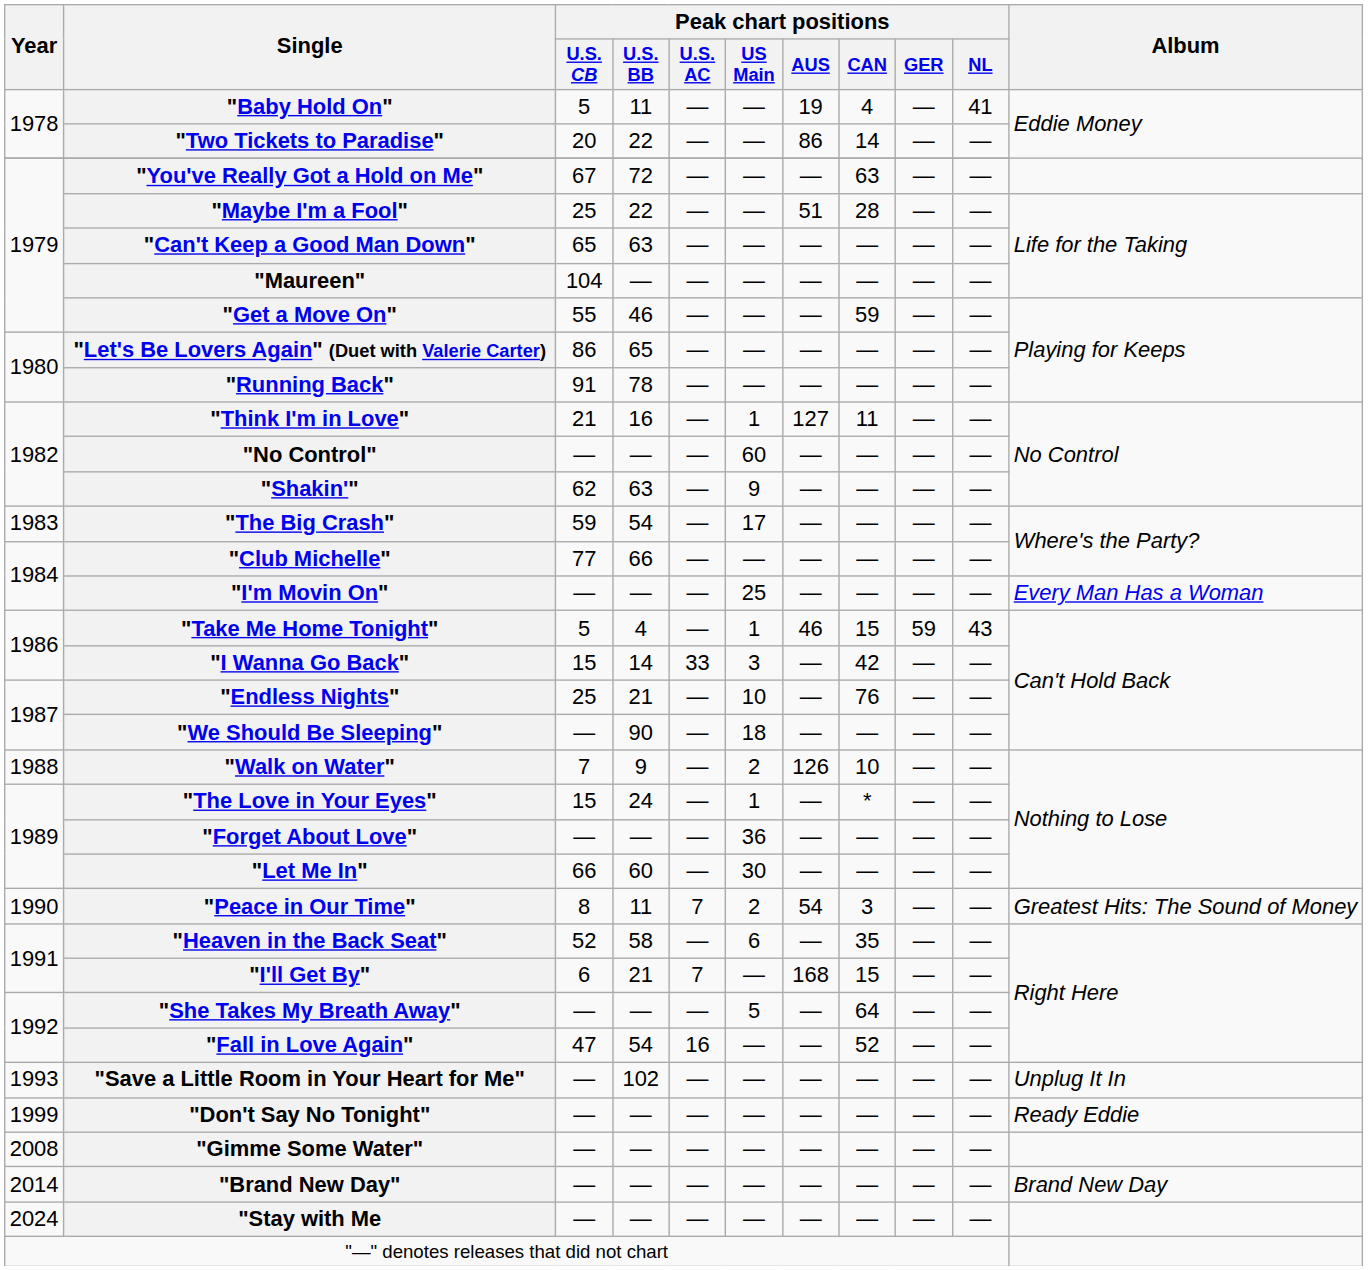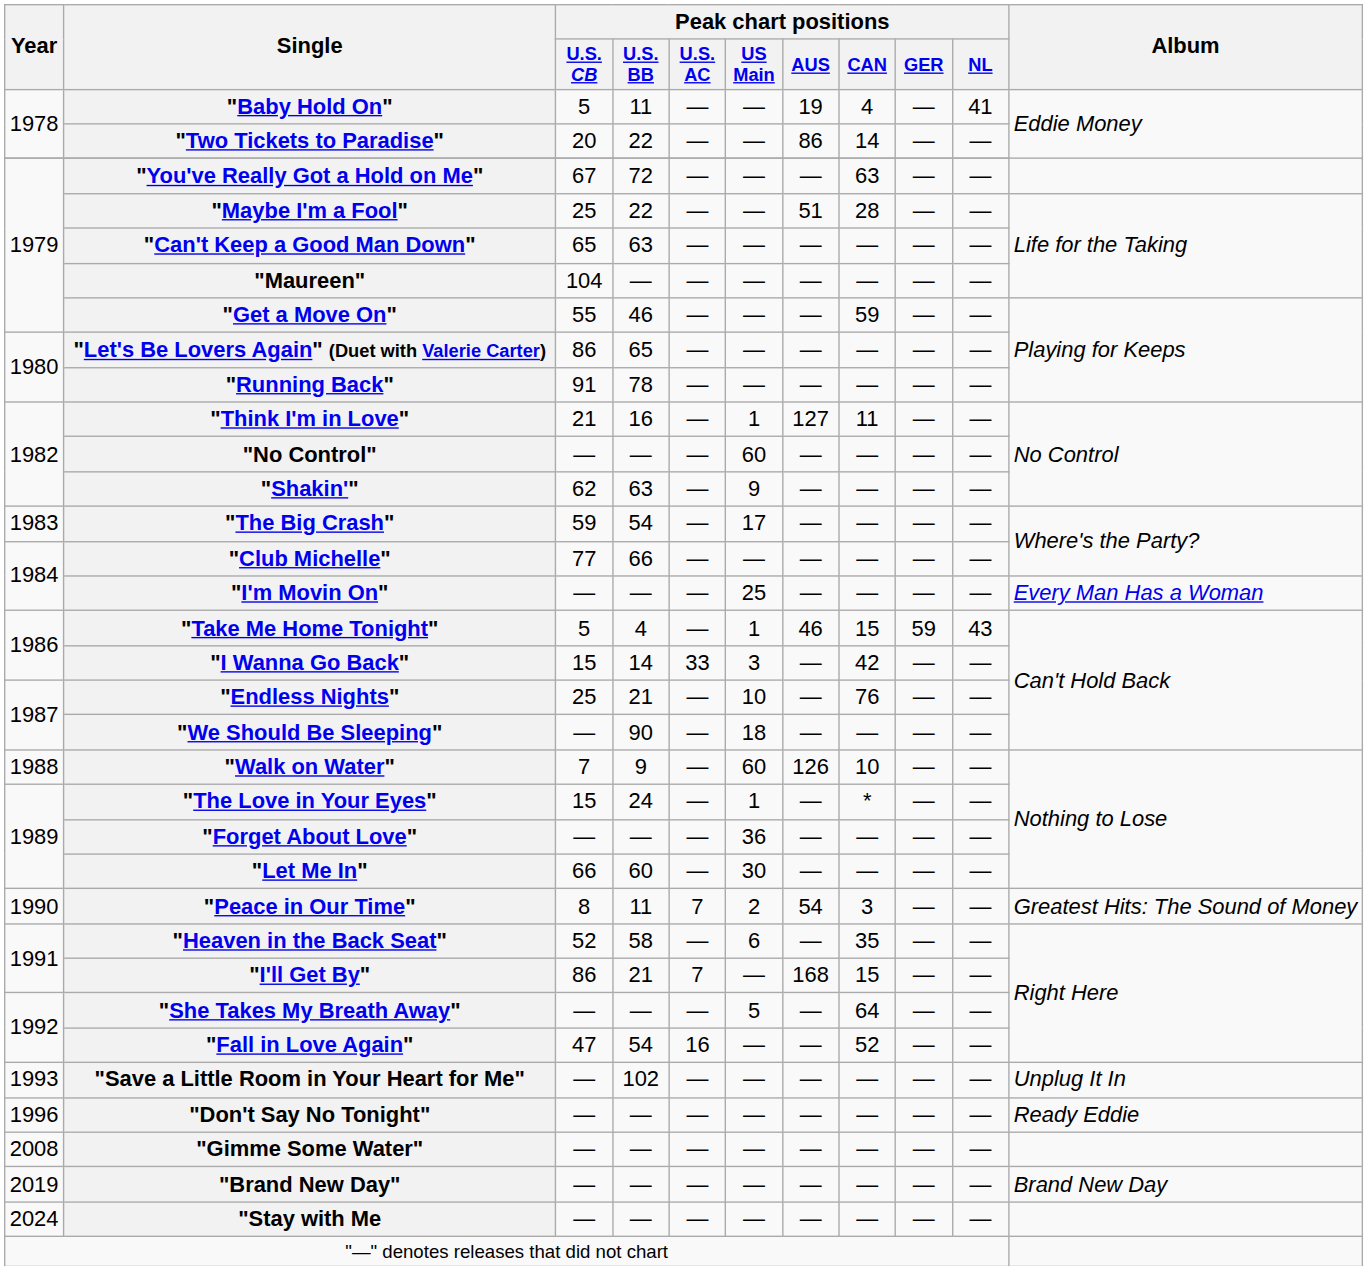(754, 766) 2 -> (754, 766) 60
(584, 975) 6 -> (584, 975) 86
(34, 1114) 1999 -> (34, 1114) 1996
(34, 1184) 2014 -> (34, 1184) 2019
